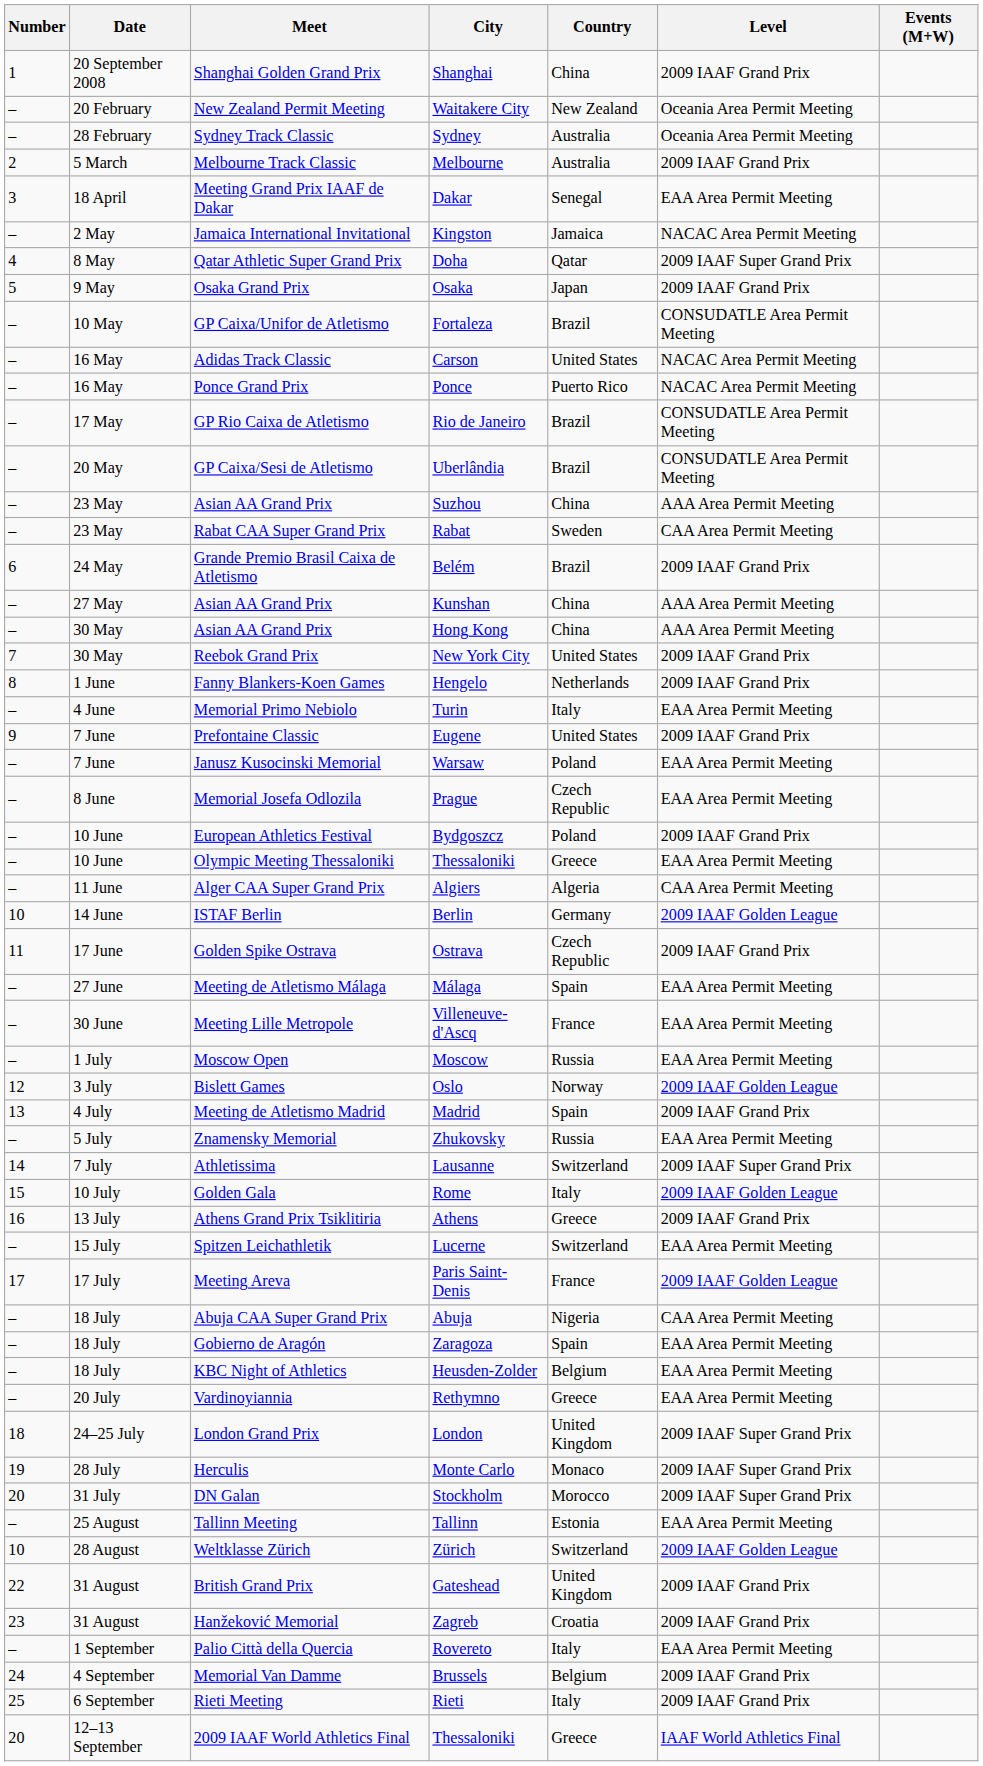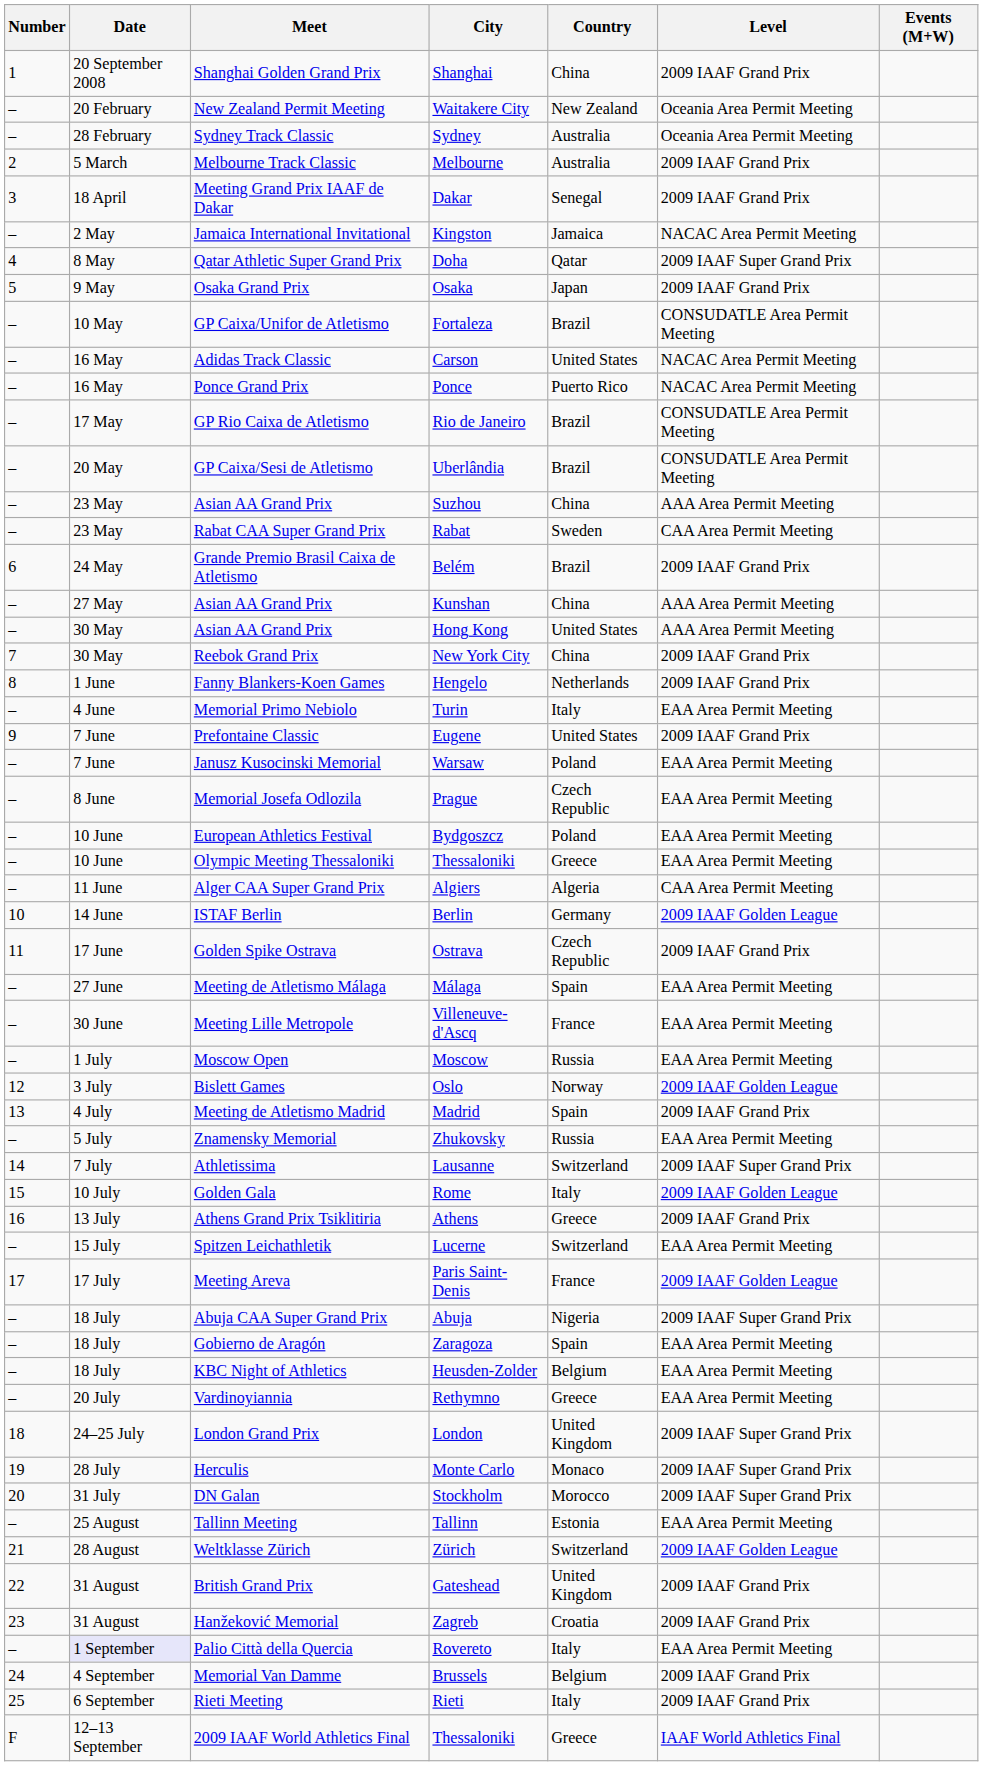(746, 198) EAA Area Permit Meeting -> (735, 198) 2009 IAAF Grand Prix
(570, 630) China -> (594, 630) United States
(594, 656) United States -> (570, 656) China
(735, 835) 2009 IAAF Grand Prix -> (746, 835) EAA Area Permit Meeting
(747, 1318) CAA Area Permit Meeting -> (756, 1318) 2009 IAAF Super Grand Prix
(16, 1550) 10 -> (16, 1550) 21
(114, 1648) no background -> (114, 1648) lavender background
(16, 1738) 20 -> (13, 1738) F
